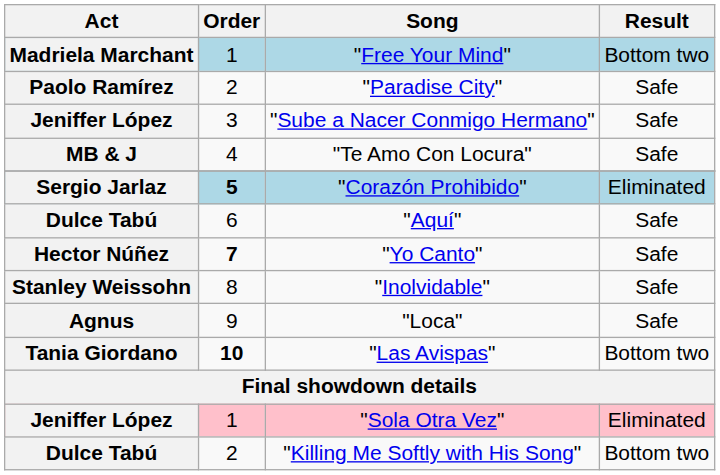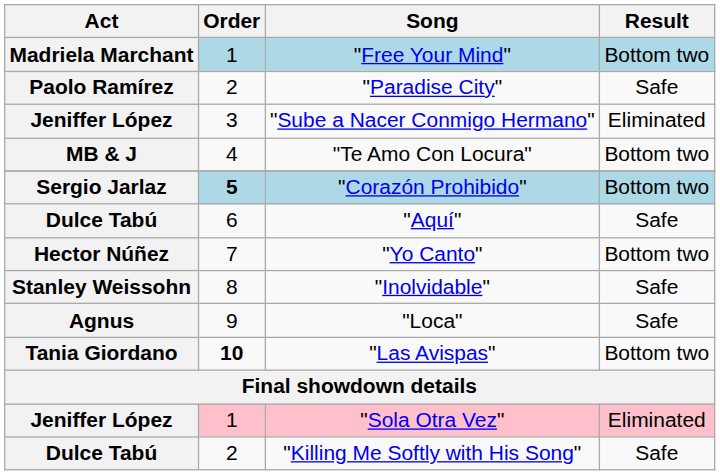(657, 120) Safe -> (657, 120) Eliminated
(657, 154) Safe -> (657, 154) Bottom two
(657, 187) Eliminated -> (657, 187) Bottom two
(232, 253) bold -> (232, 253) normal
(657, 253) Safe -> (657, 253) Bottom two
(657, 453) Bottom two -> (657, 453) Safe
